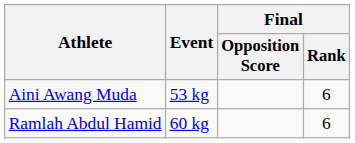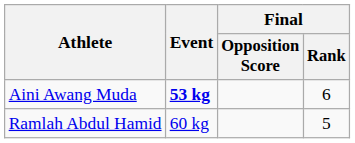(189, 94) normal -> (190, 94) bold
(326, 123) 6 -> (326, 123) 5
